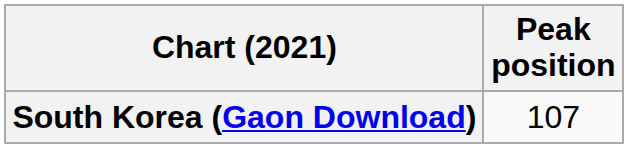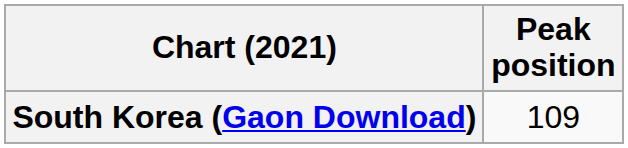(553, 116) 107 -> (553, 116) 109
